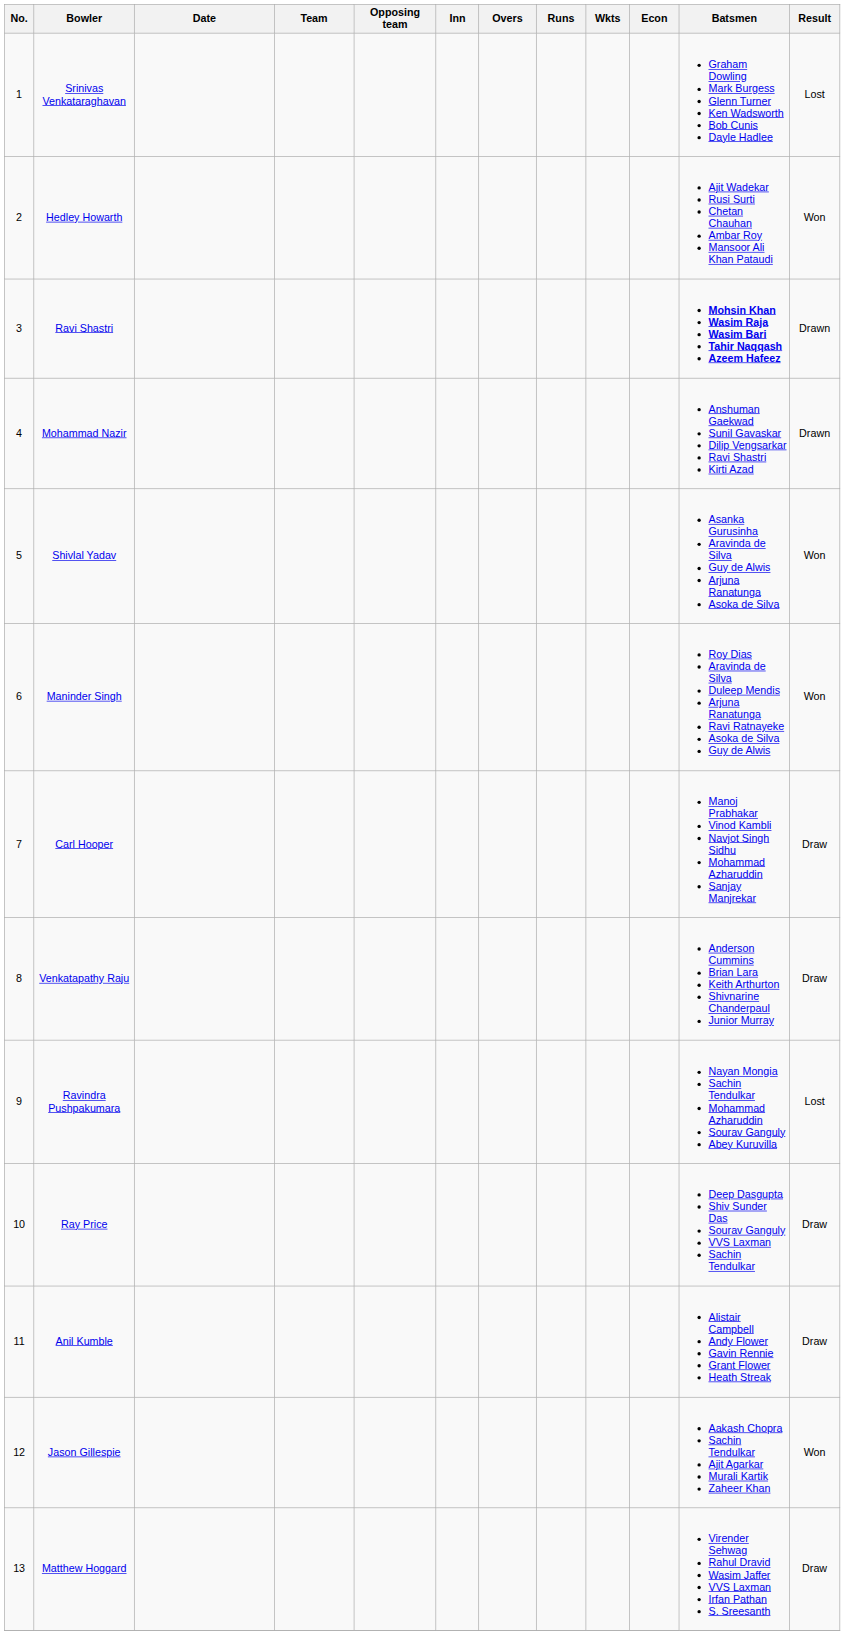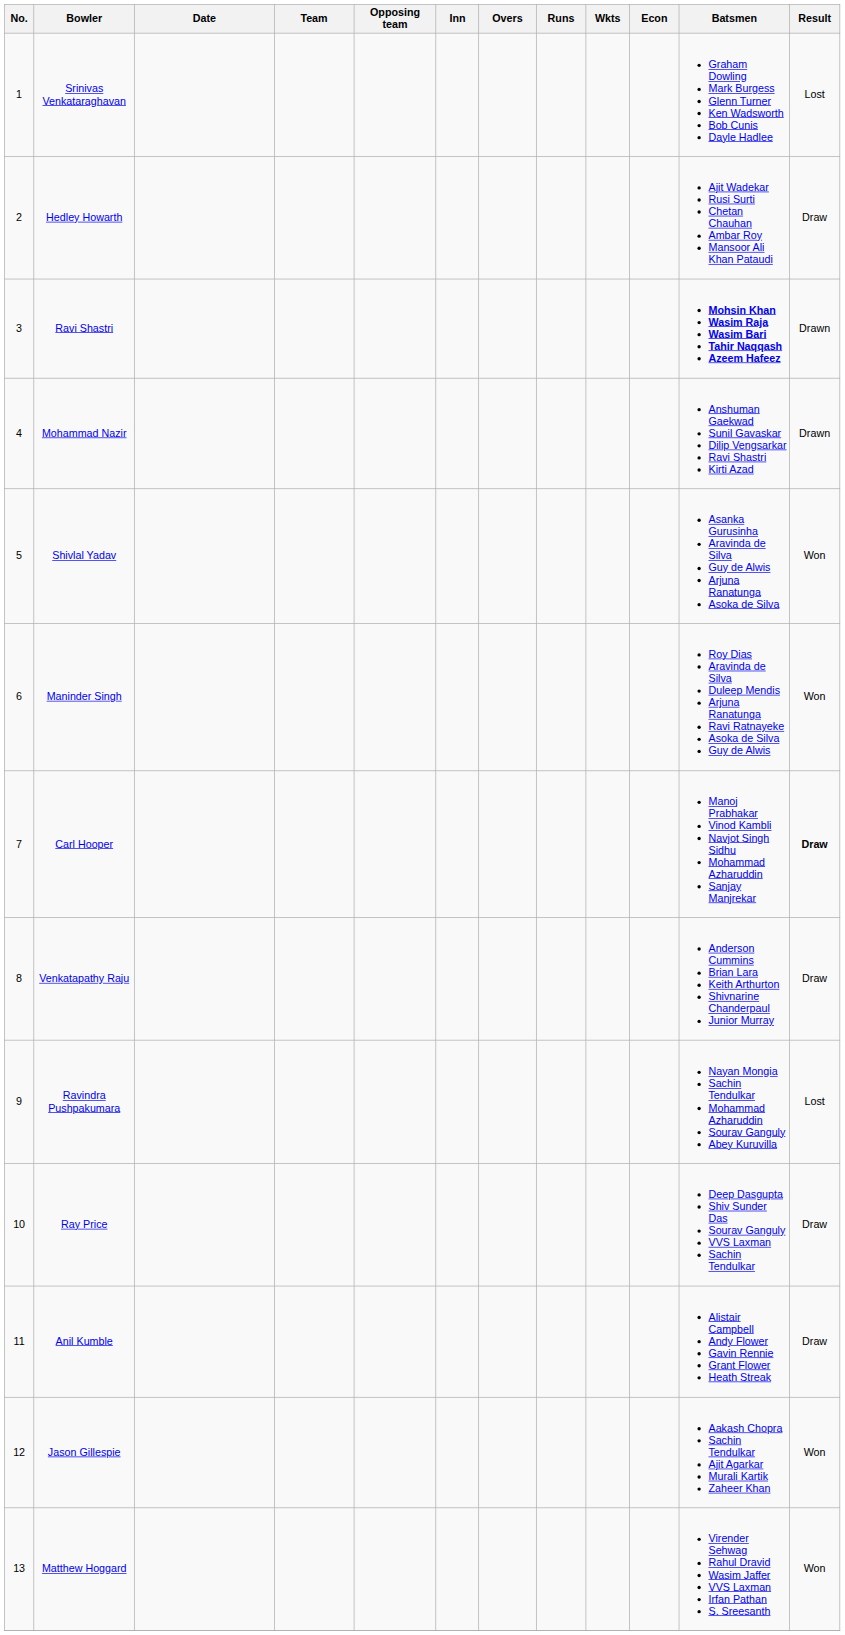(815, 217) Won -> (815, 217) Draw
(815, 844) normal -> (815, 844) bold
(815, 1569) Draw -> (815, 1569) Won
